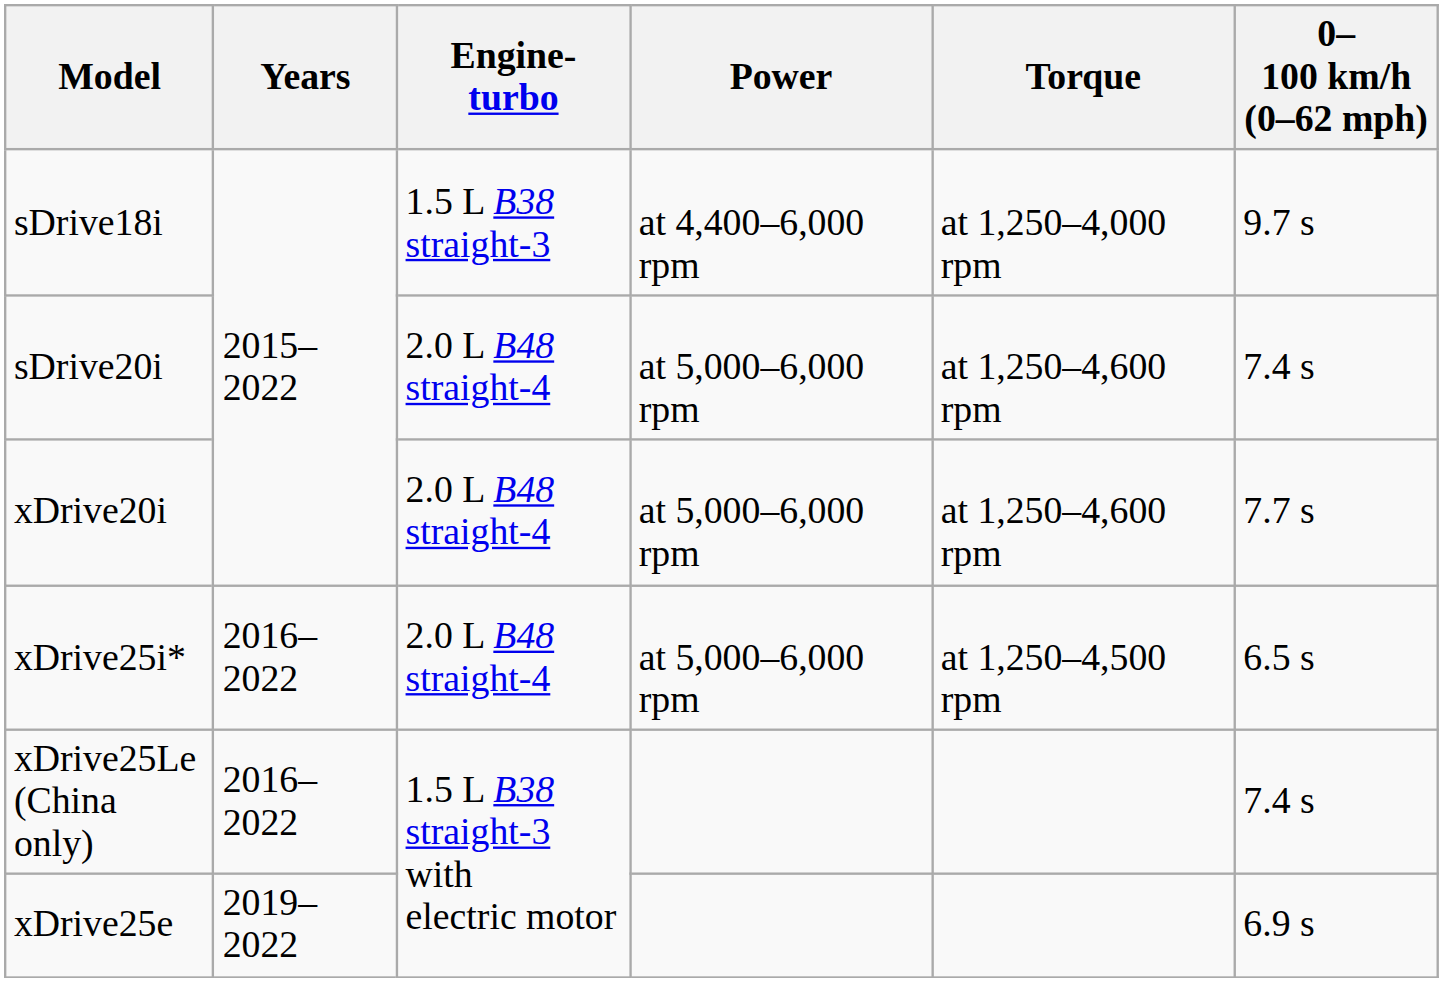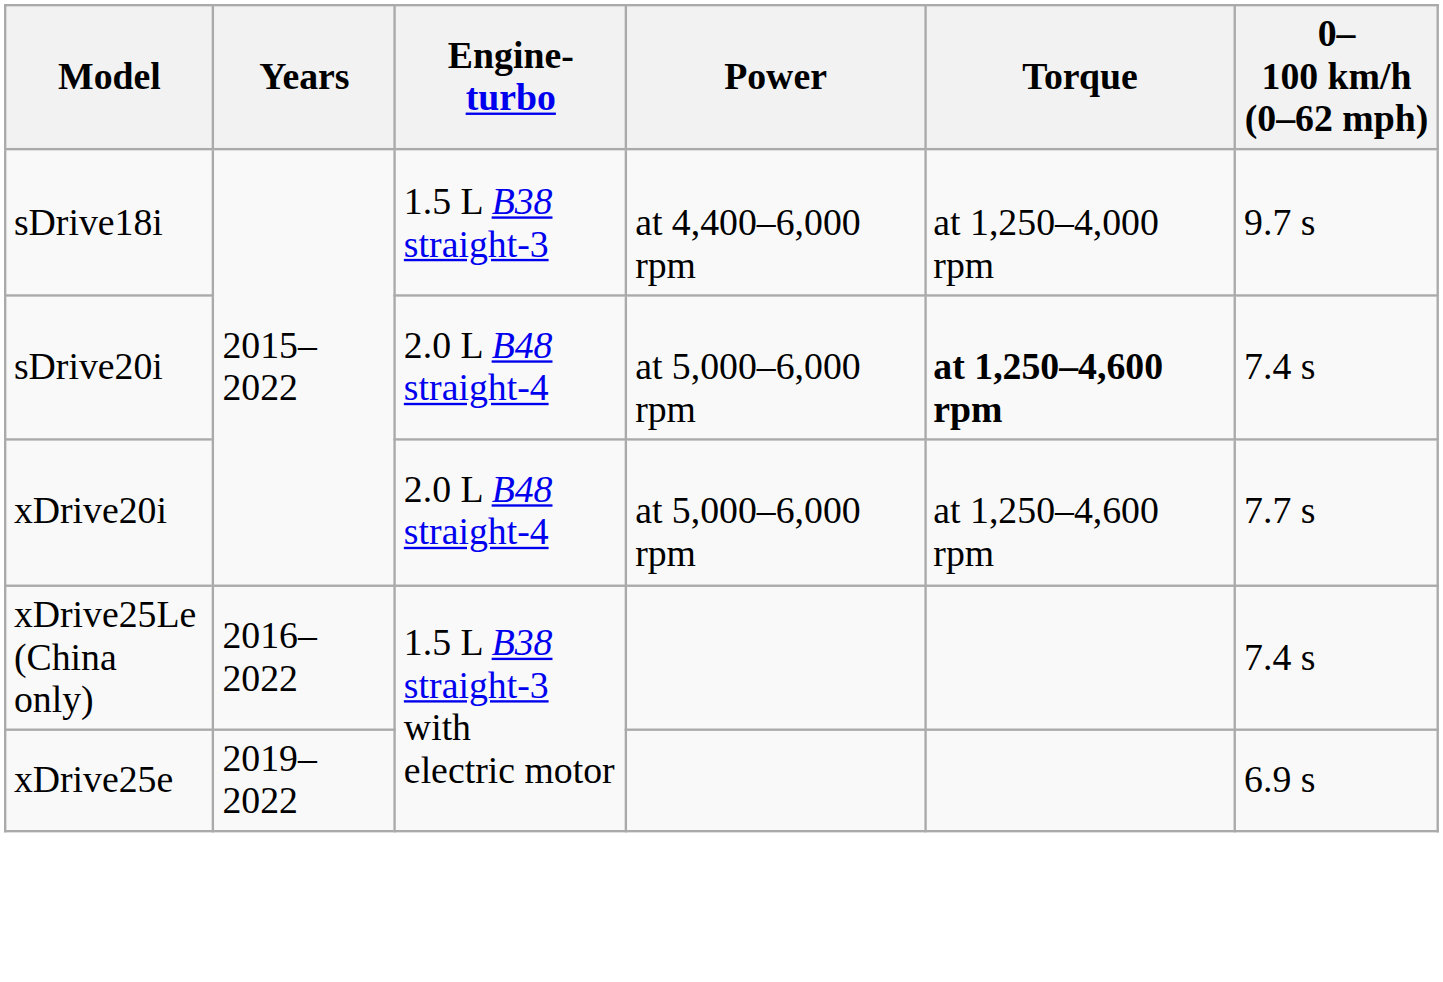(1053, 387) normal -> (1048, 387) bold
- row: (100, 656)
